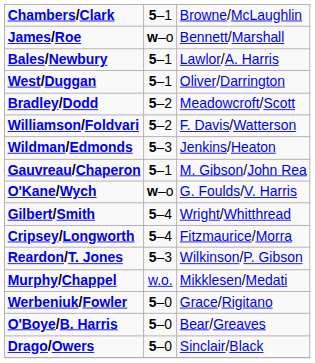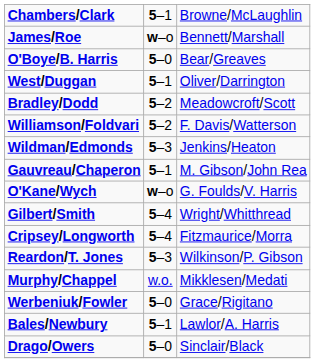rows swapped: (58, 59) <-> (63, 324)
